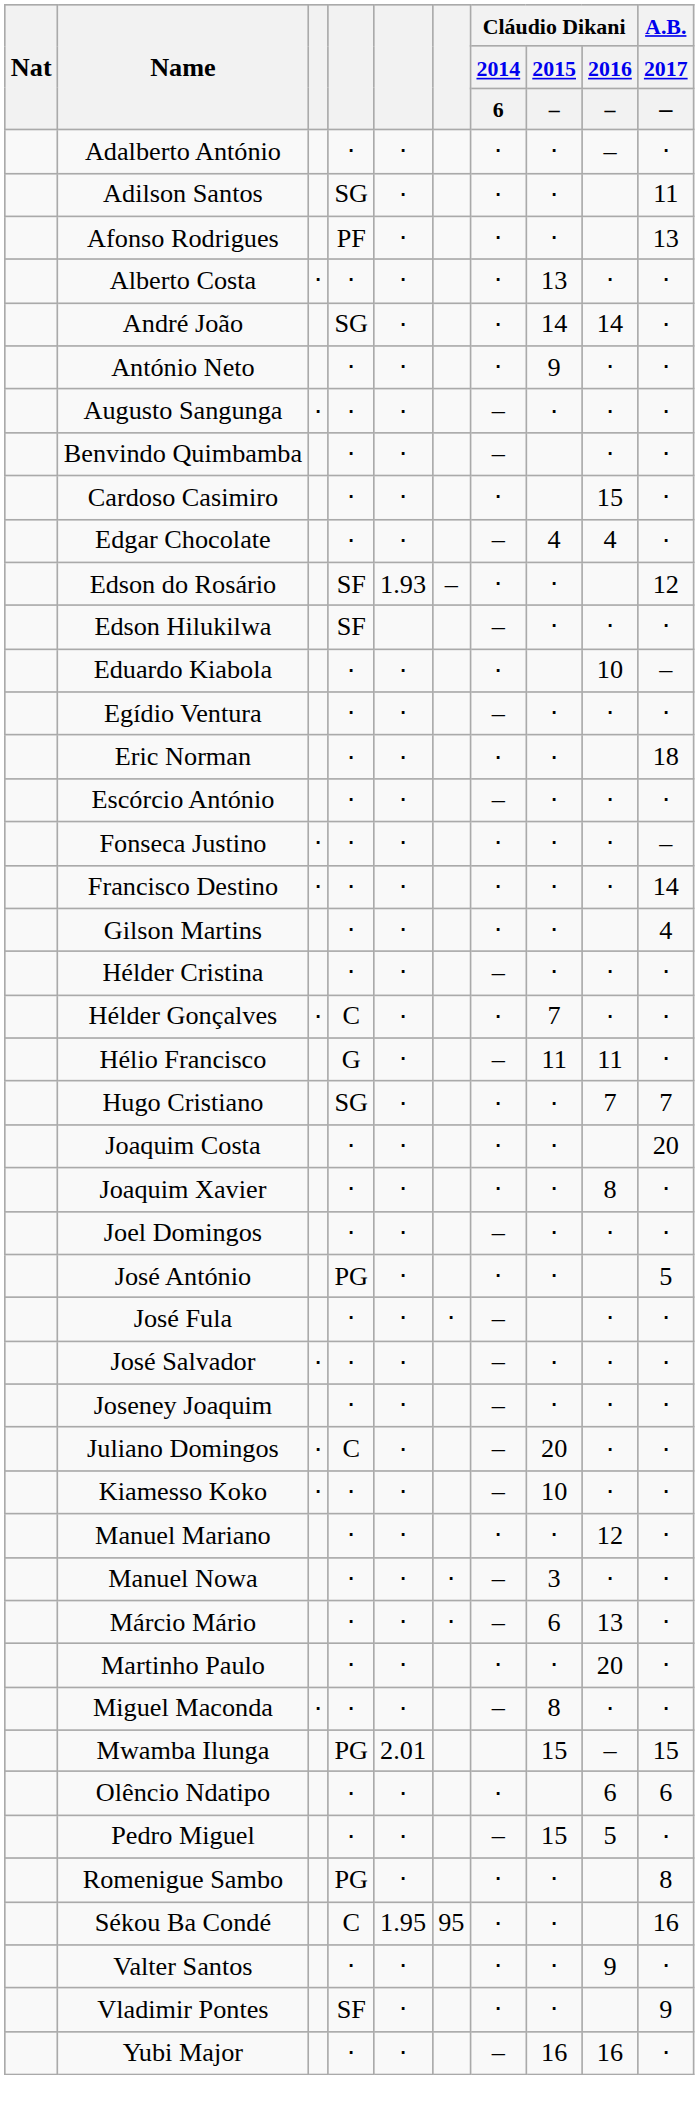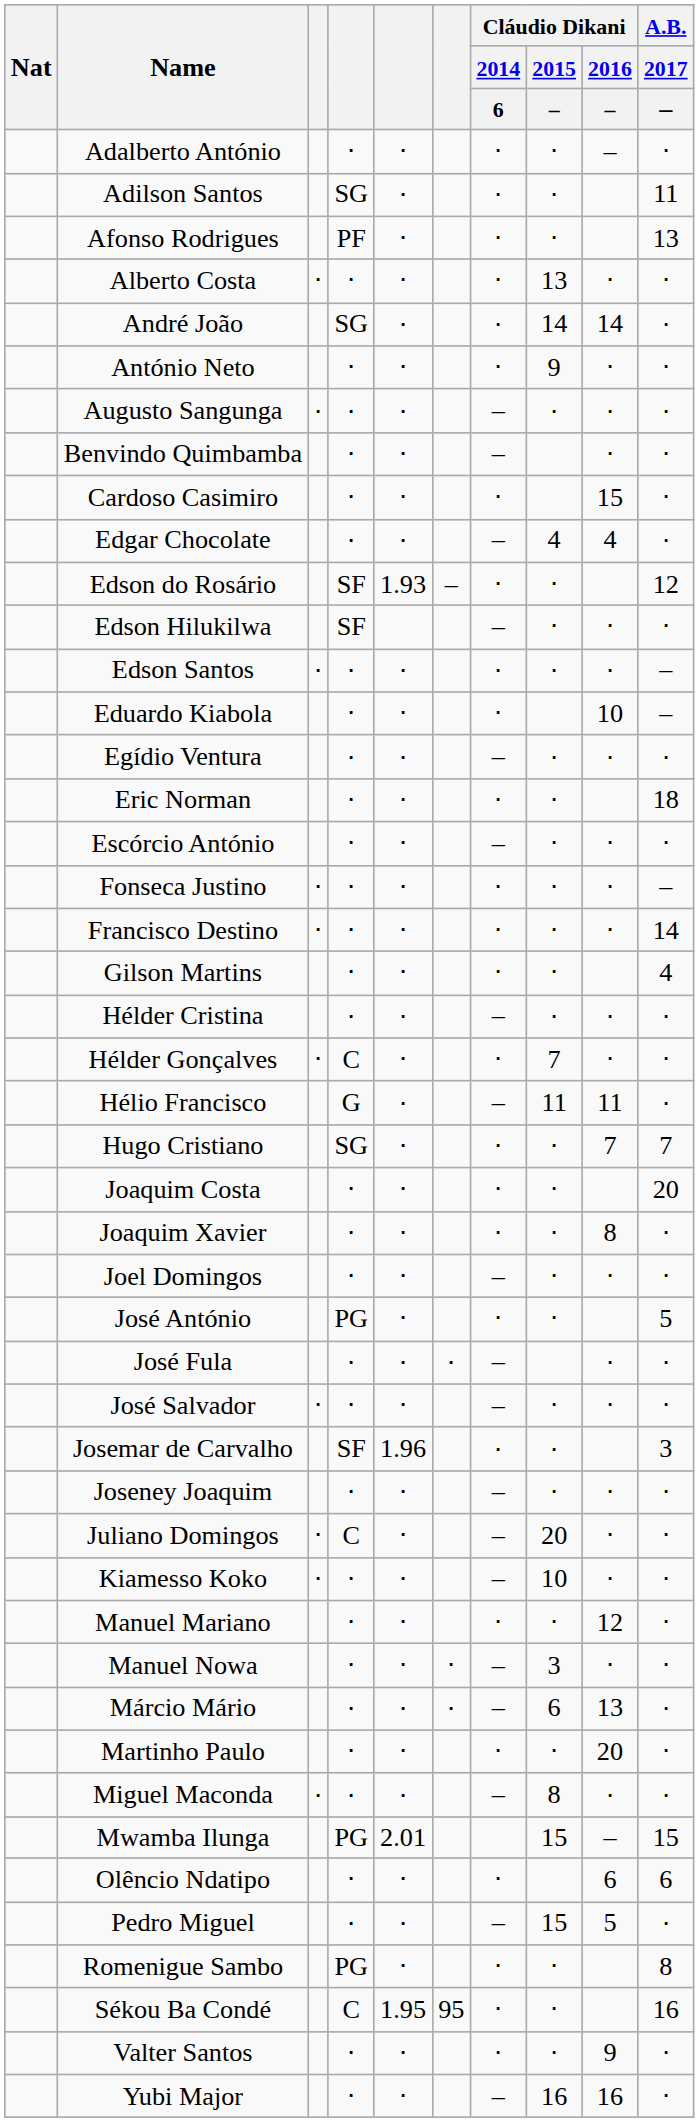+ row: (183, 670)
+ row: (183, 1448)
- row: (183, 2009)
